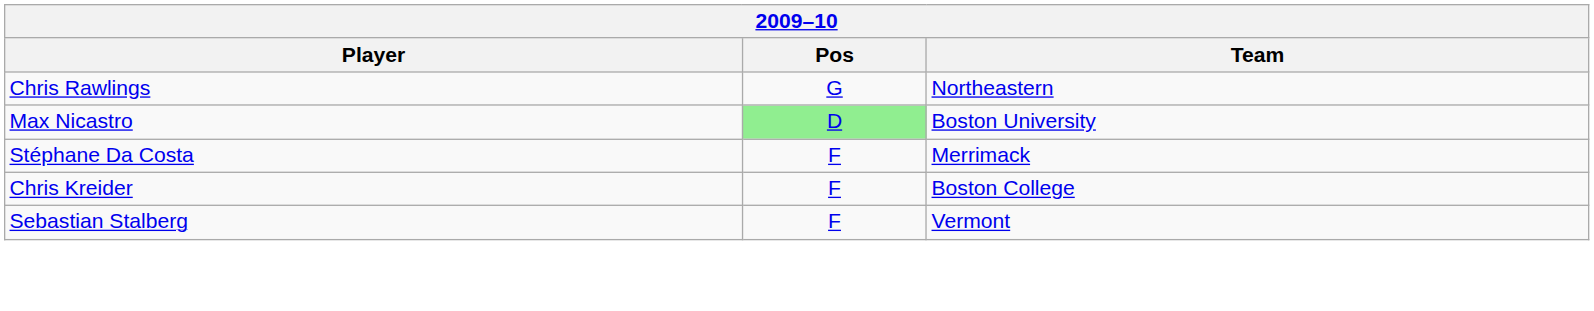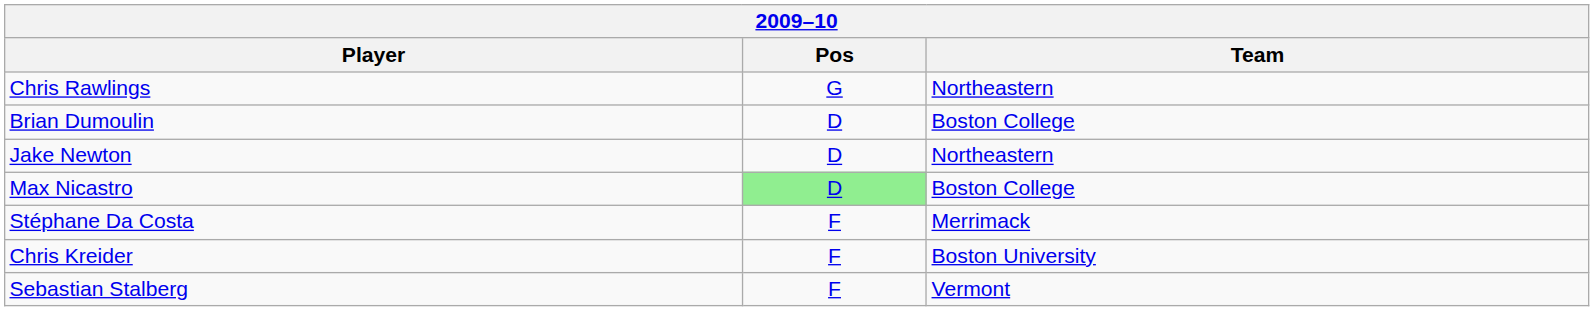+ row: (82, 121)
+ row: (71, 155)
(1014, 121) Boston University -> (1003, 188) Boston College
(1003, 188) Boston College -> (1014, 255) Boston University
